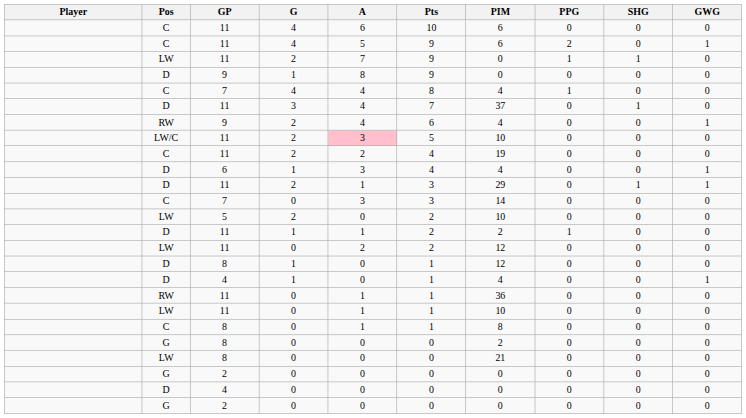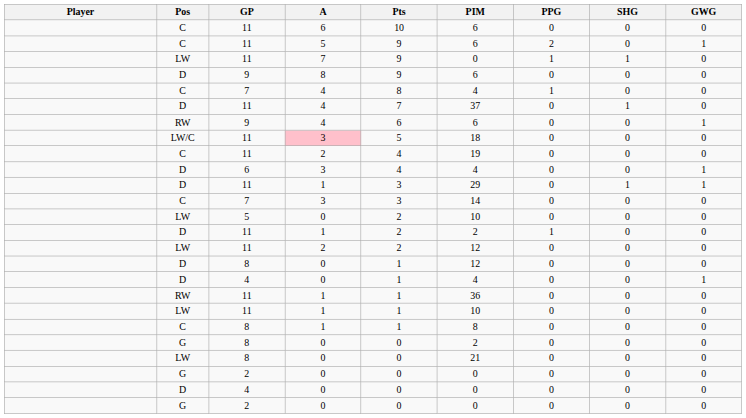- column: (294, 12)
(500, 75) 0 -> (475, 75) 6
(500, 122) 4 -> (475, 122) 6
(500, 138) 10 -> (475, 138) 18
